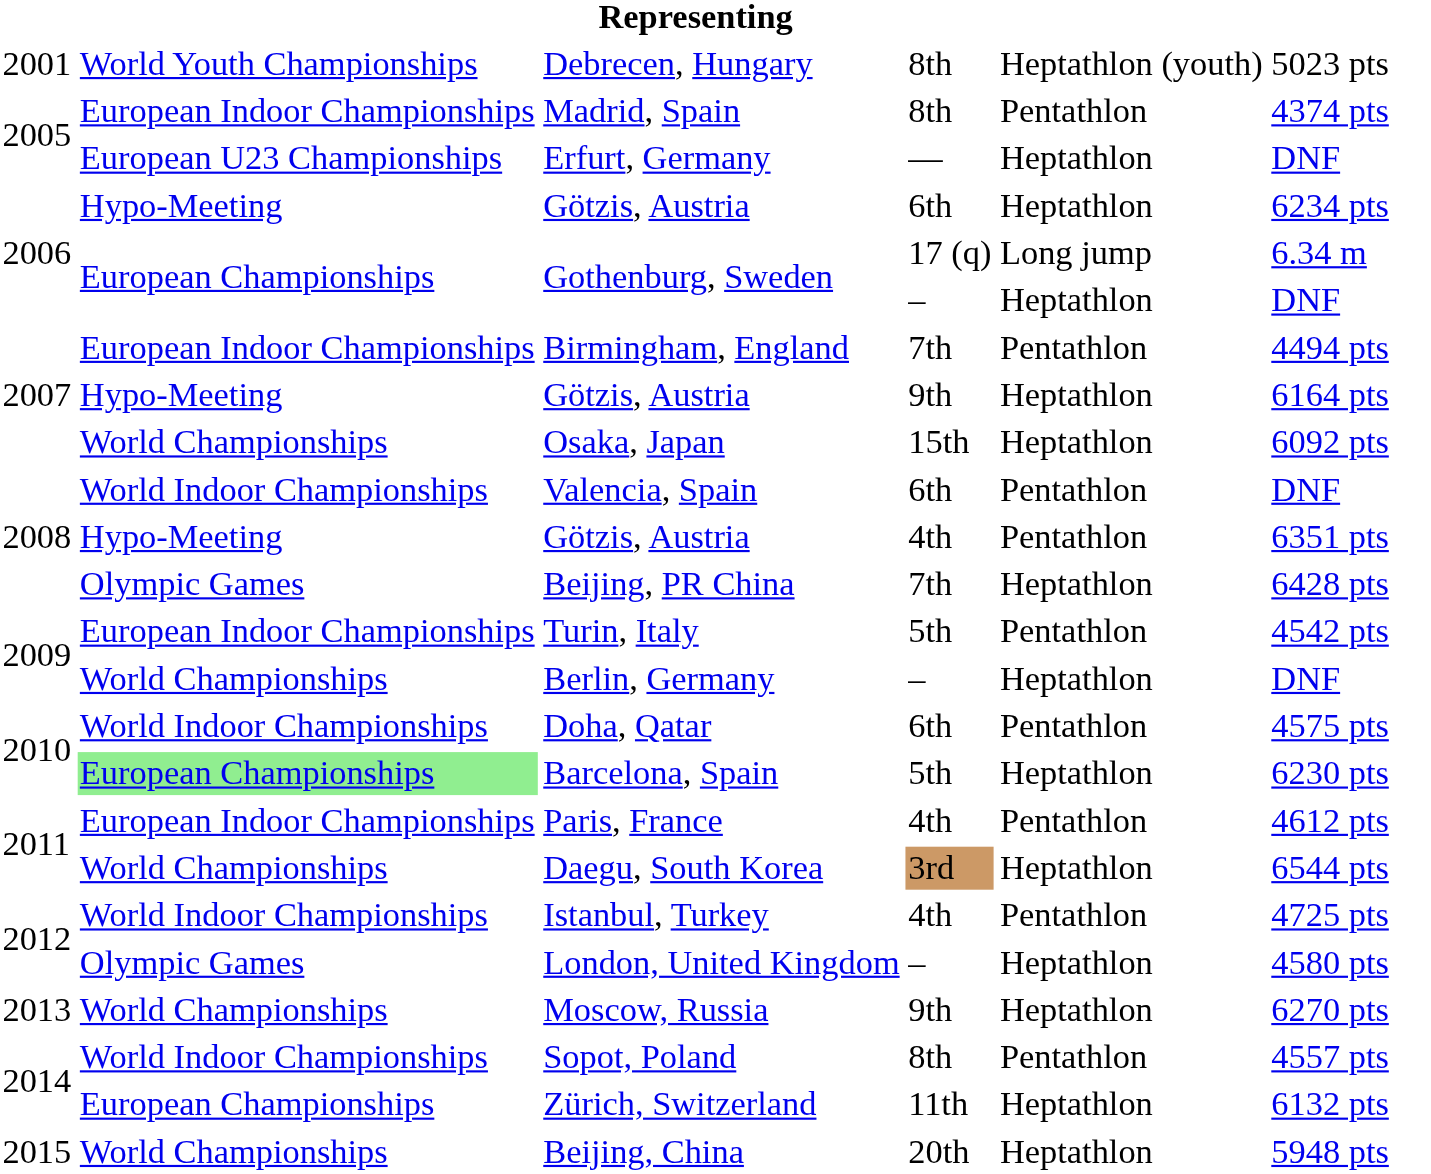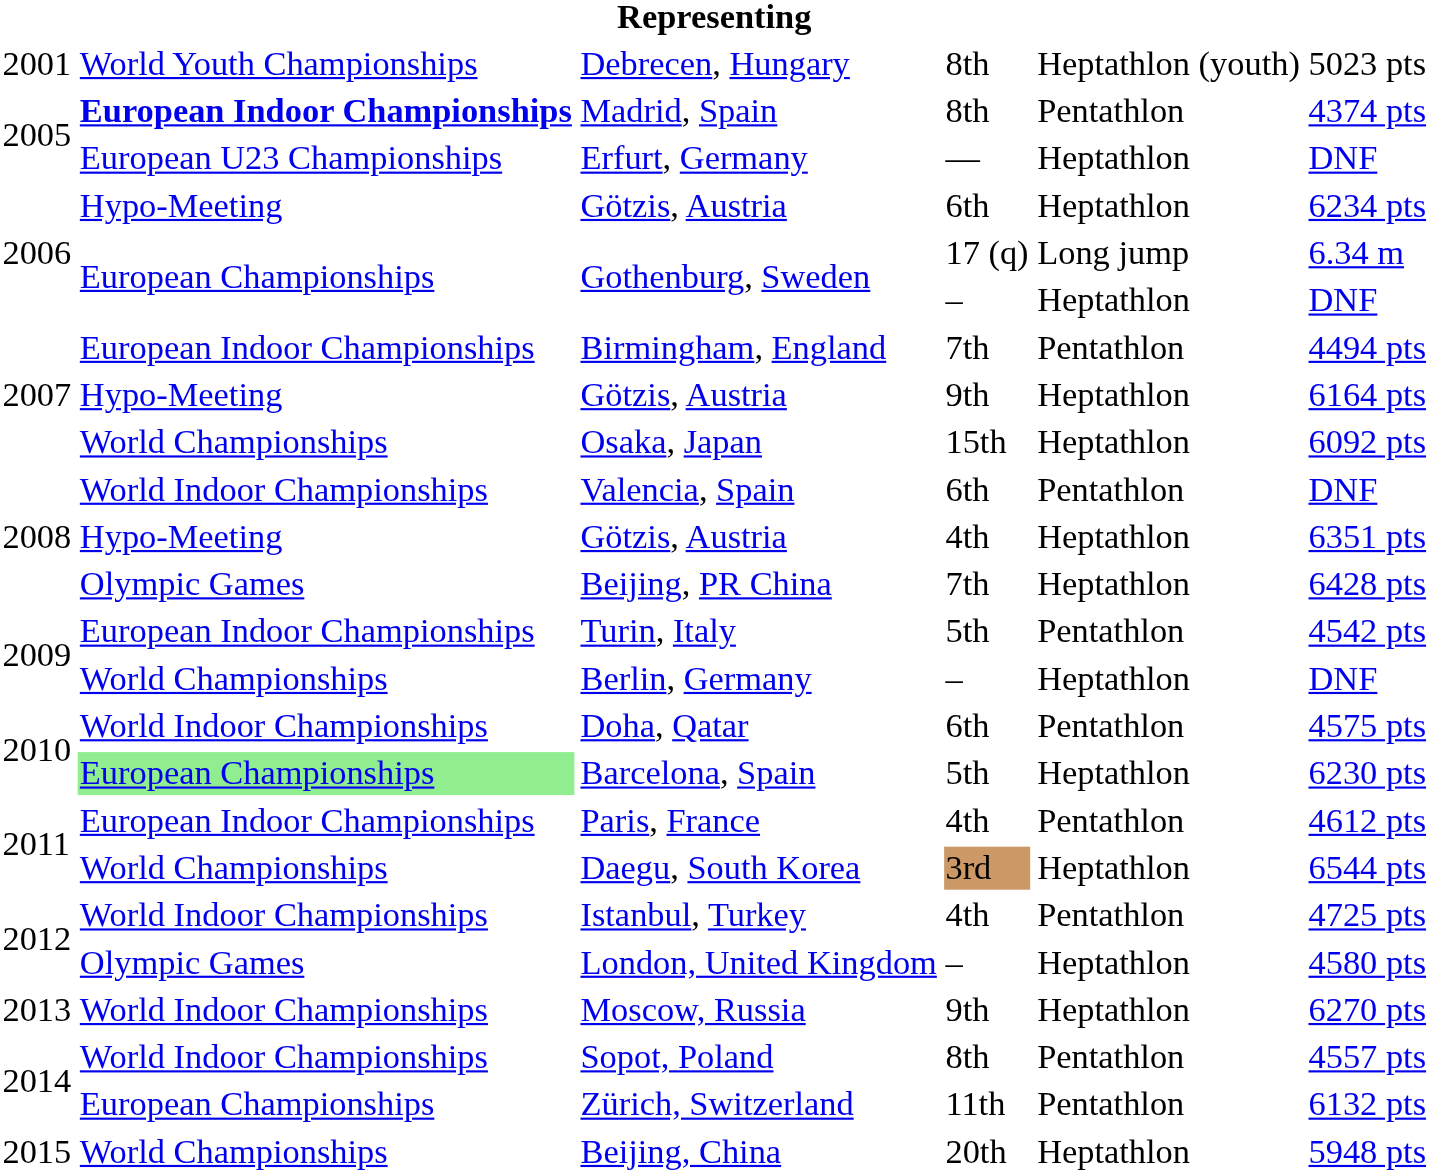(307, 110) normal -> (326, 110) bold
(1074, 536) Pentathlon -> (1114, 536) Heptathlon
(234, 1009) World Championships -> (284, 1009) World Indoor Championships
(1076, 1104) Heptathlon -> (1111, 1104) Pentathlon
